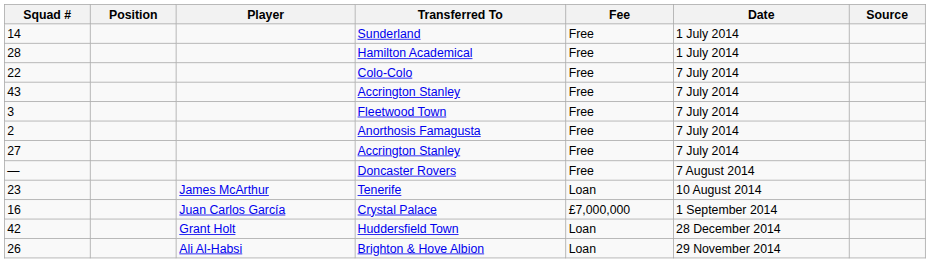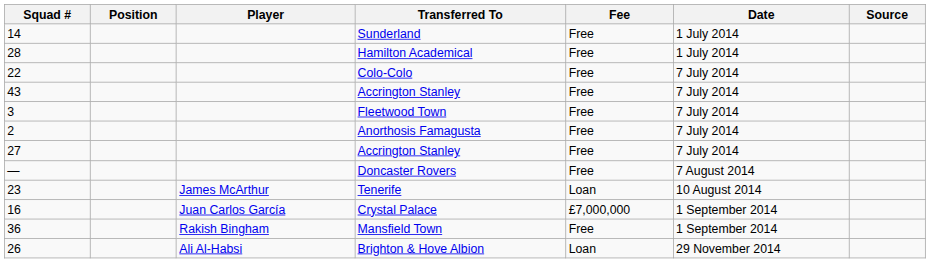+ row: (14, 229)
- row: (14, 229)
